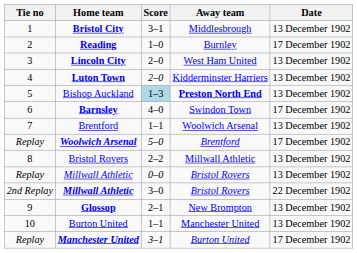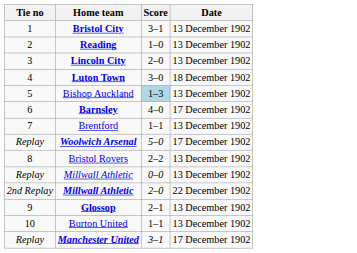- column: (220, 12)
(311, 45) 17 December 1902 -> (211, 45) 13 December 1902
(156, 77) 2–0 -> (156, 77) 3–0
(311, 77) 13 December 1902 -> (211, 77) 18 December 1902
(156, 191) 3–0 -> (156, 191) 2–0
